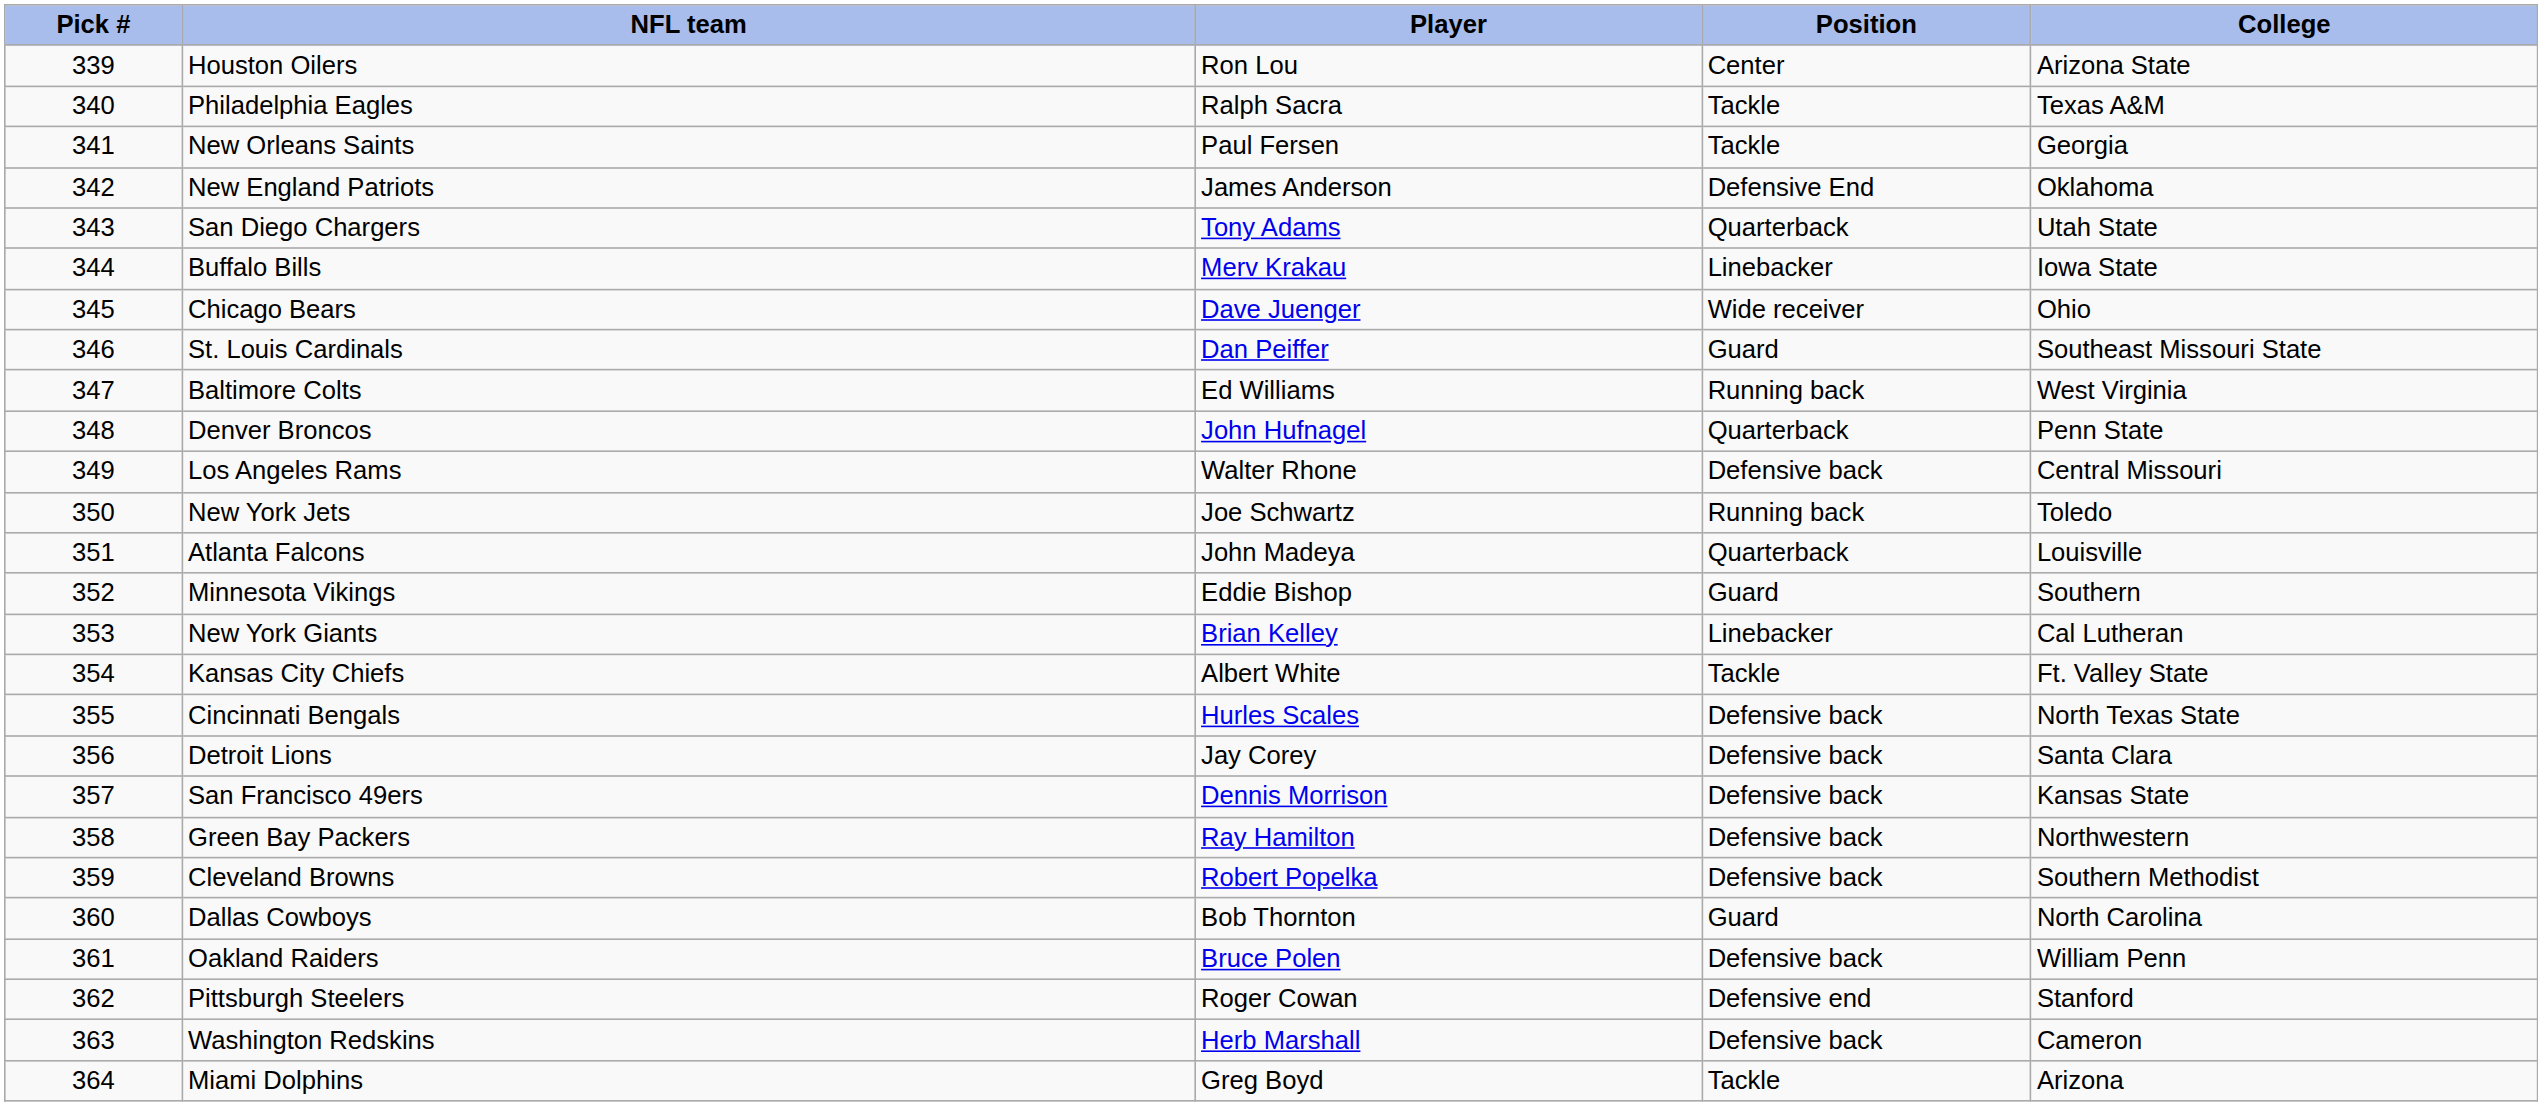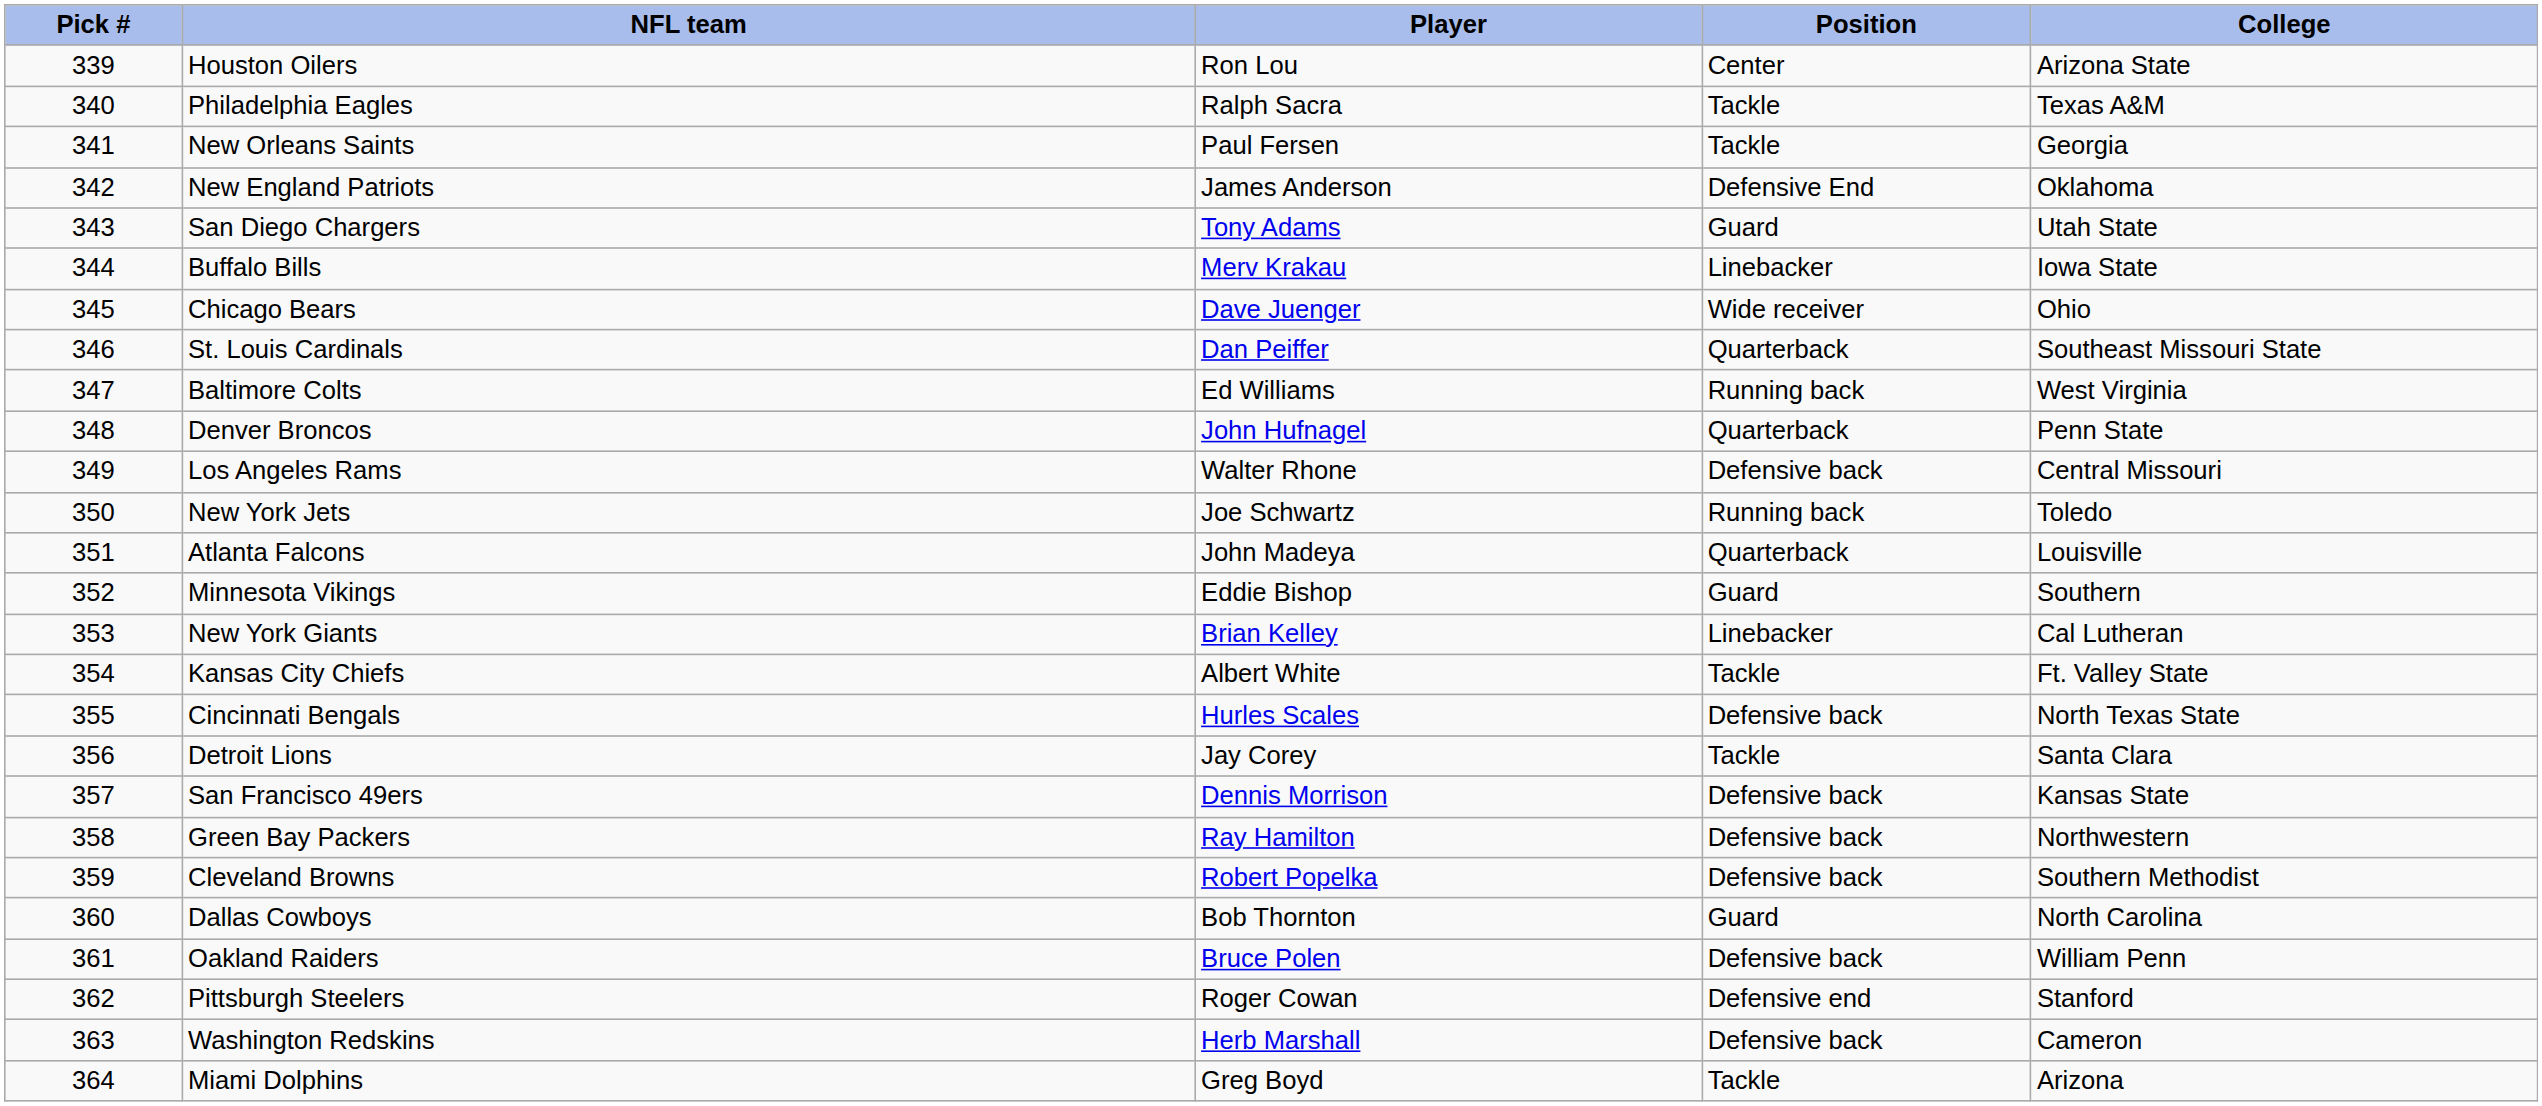(1778, 227) Quarterback -> (1743, 227) Guard
(1743, 349) Guard -> (1778, 349) Quarterback
(1795, 755) Defensive back -> (1744, 755) Tackle
